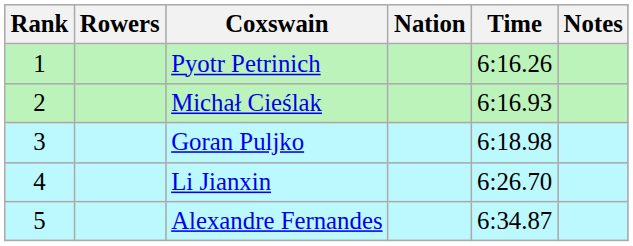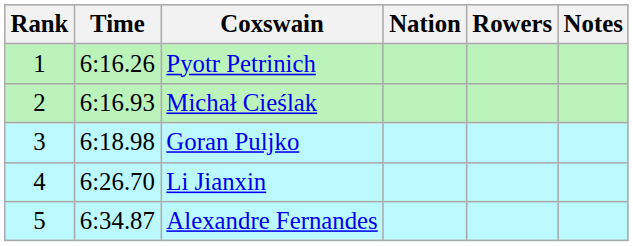columns swapped: (120, 24) <-> (515, 24)
